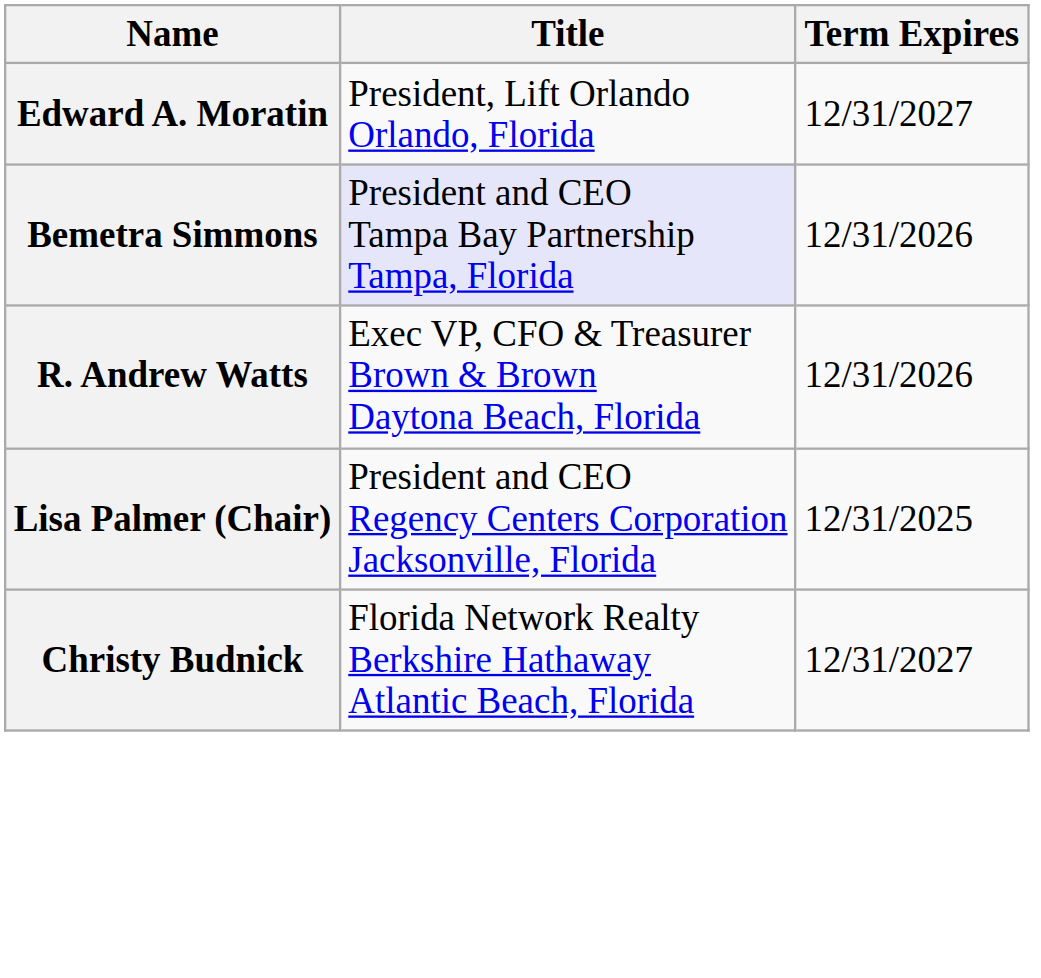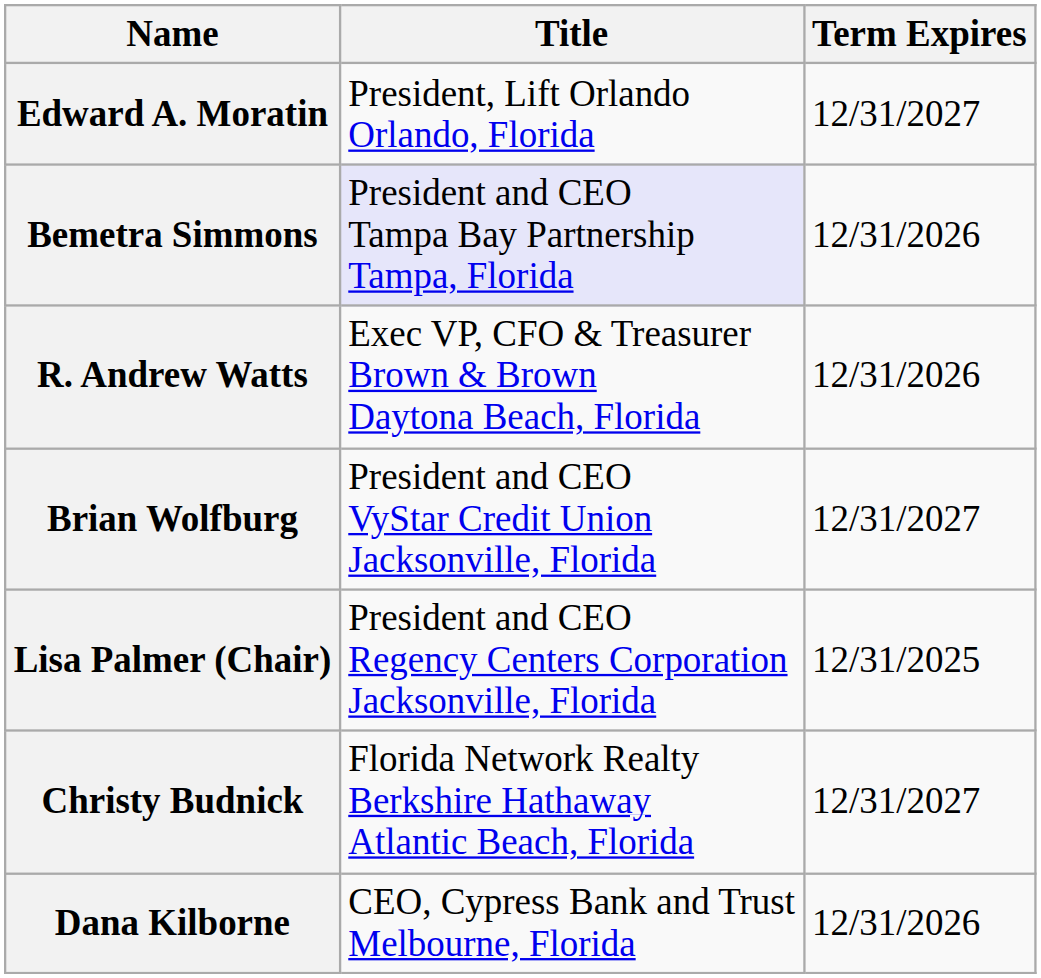+ row: (172, 517)
+ row: (172, 922)
